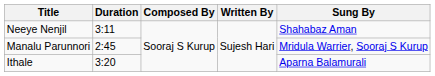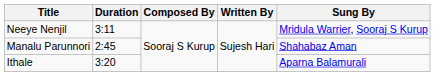(318, 29) Shahabaz Aman -> (354, 29) Mridula Warrier, Sooraj S Kurup
(354, 46) Mridula Warrier, Sooraj S Kurup -> (318, 46) Shahabaz Aman
